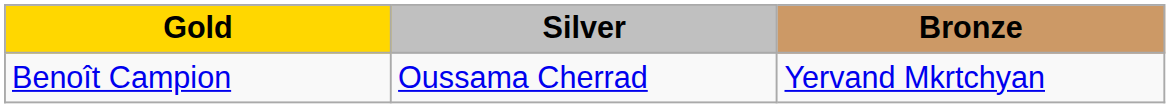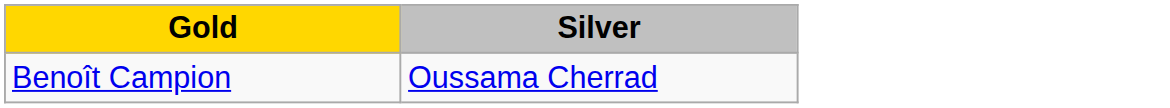- column: (971, 28)
